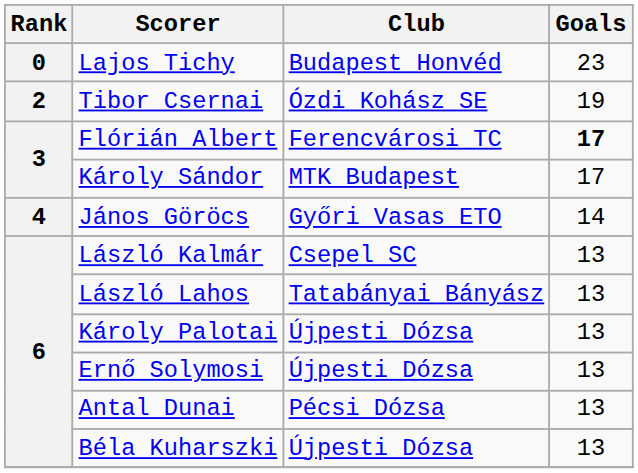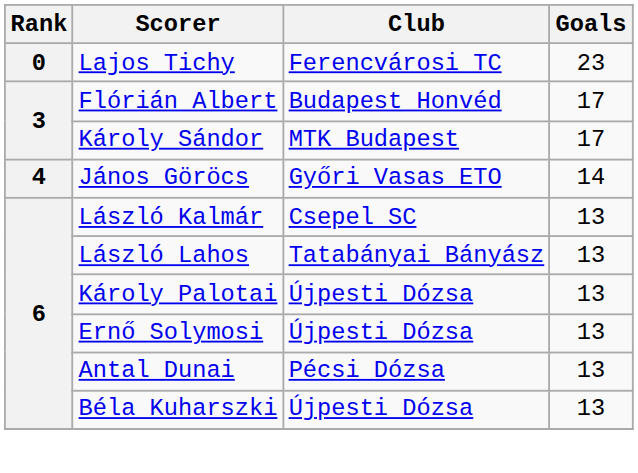(395, 63) Budapest Honvéd -> (395, 63) Ferencvárosi TC
- row: (171, 101)
(395, 140) Ferencvárosi TC -> (395, 101) Budapest Honvéd
(591, 140) bold -> (591, 101) normal
